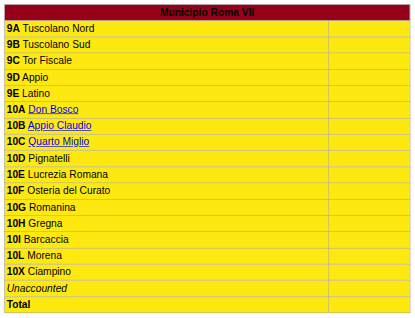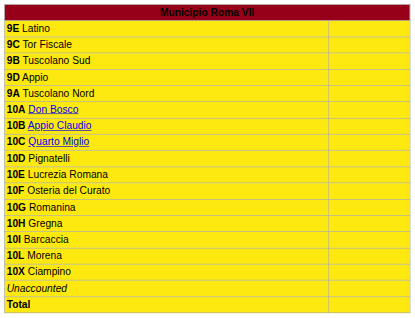rows swapped: (51, 28) <-> (28, 93)
rows swapped: (49, 45) <-> (39, 61)
